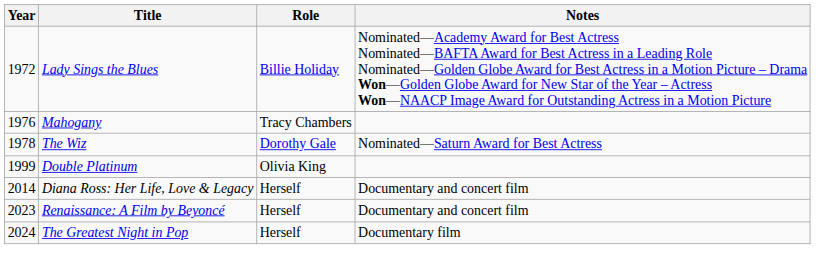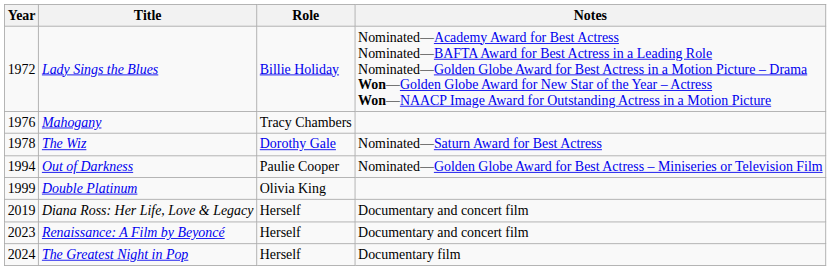+ row: (88, 166)
(22, 188) 2014 -> (22, 210) 2019
